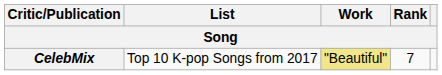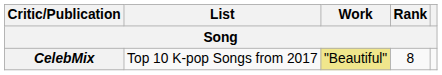(410, 59) 7 -> (410, 59) 8
